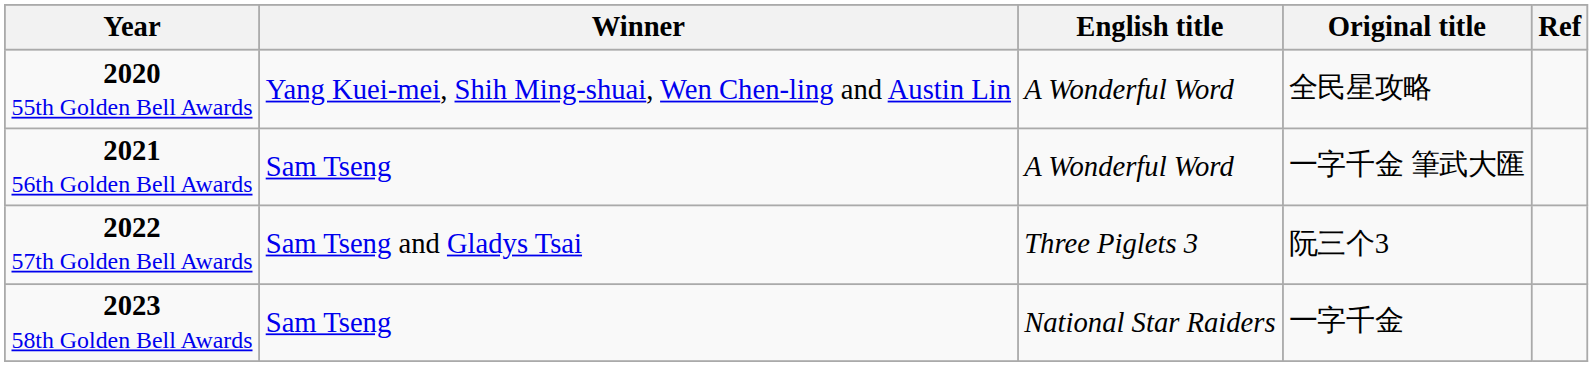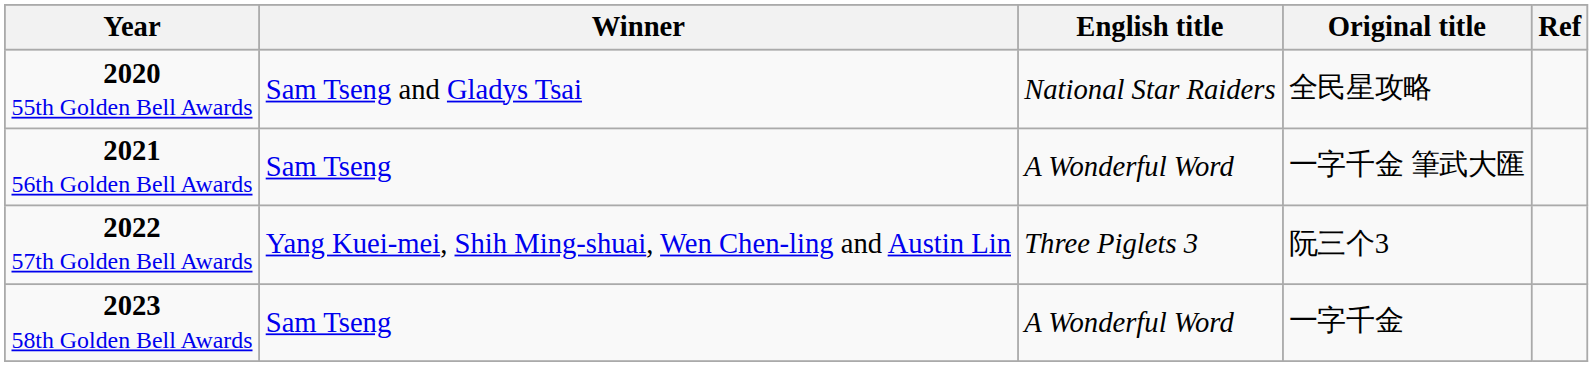(638, 88) Yang Kuei-mei, Shih Ming-shuai, Wen Chen-ling and Austin Lin -> (424, 88) Sam Tseng and Gladys Tsai
(1129, 88) A Wonderful Word -> (1150, 88) National Star Raiders
(424, 244) Sam Tseng and Gladys Tsai -> (638, 244) Yang Kuei-mei, Shih Ming-shuai, Wen Chen-ling and Austin Lin
(1150, 321) National Star Raiders -> (1129, 321) A Wonderful Word
